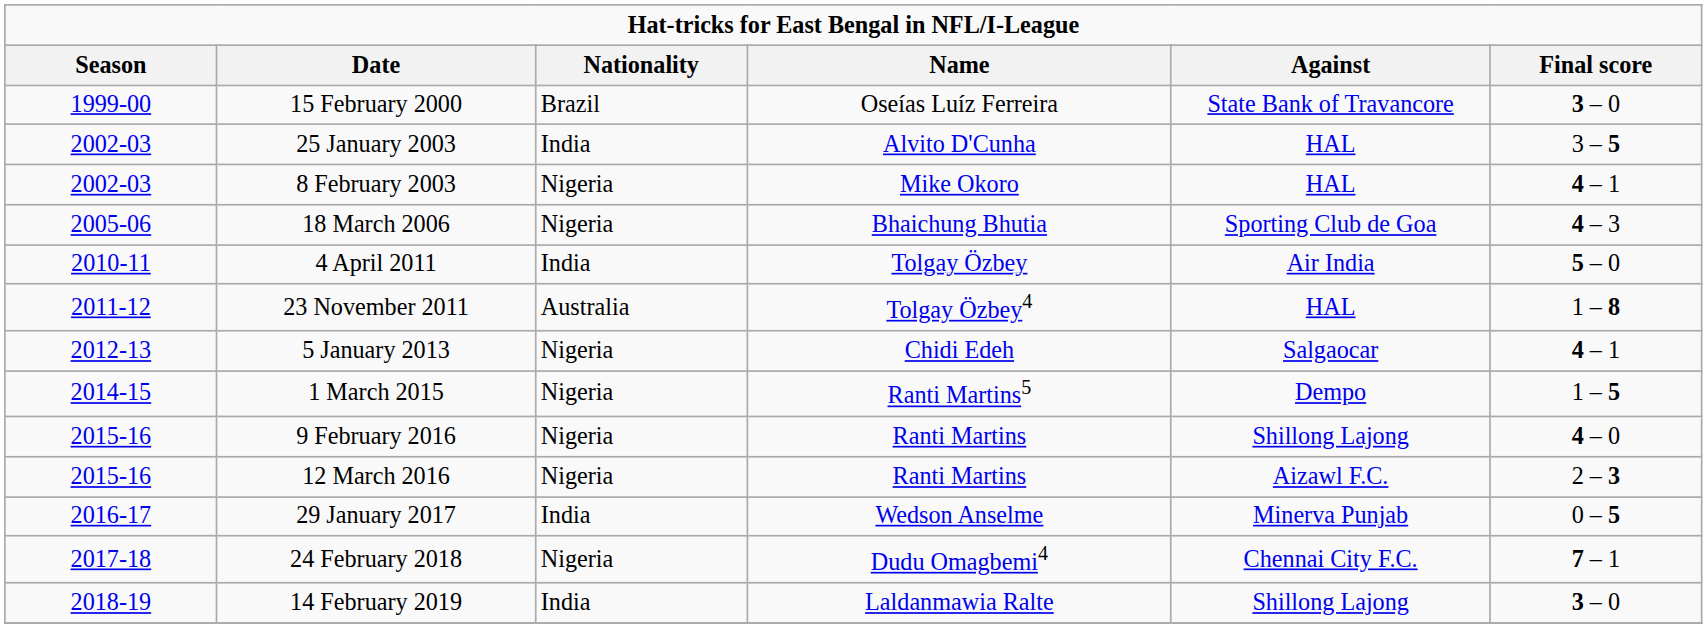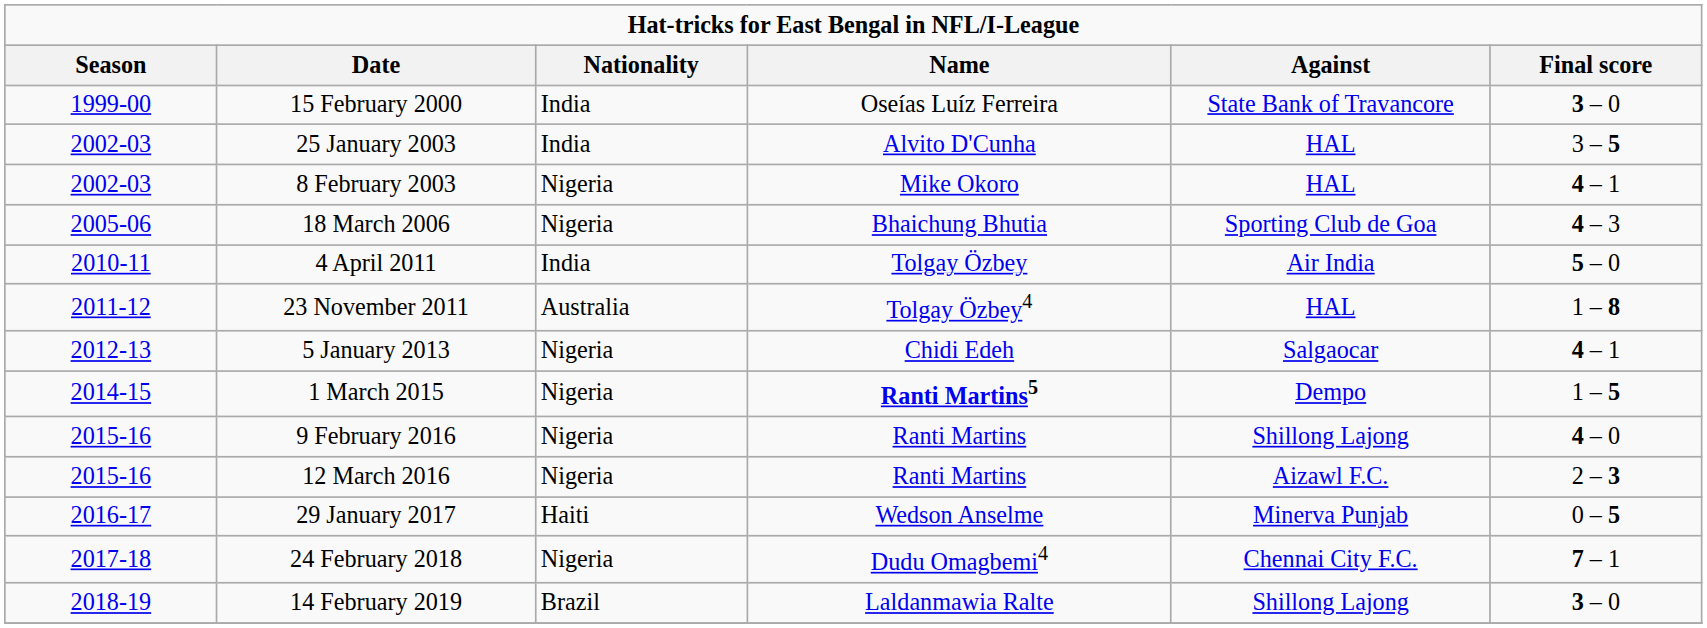(570, 104) Brazil -> (566, 104) India
(959, 393) normal -> (959, 393) bold
(566, 516) India -> (565, 516) Haiti
(566, 602) India -> (570, 602) Brazil
